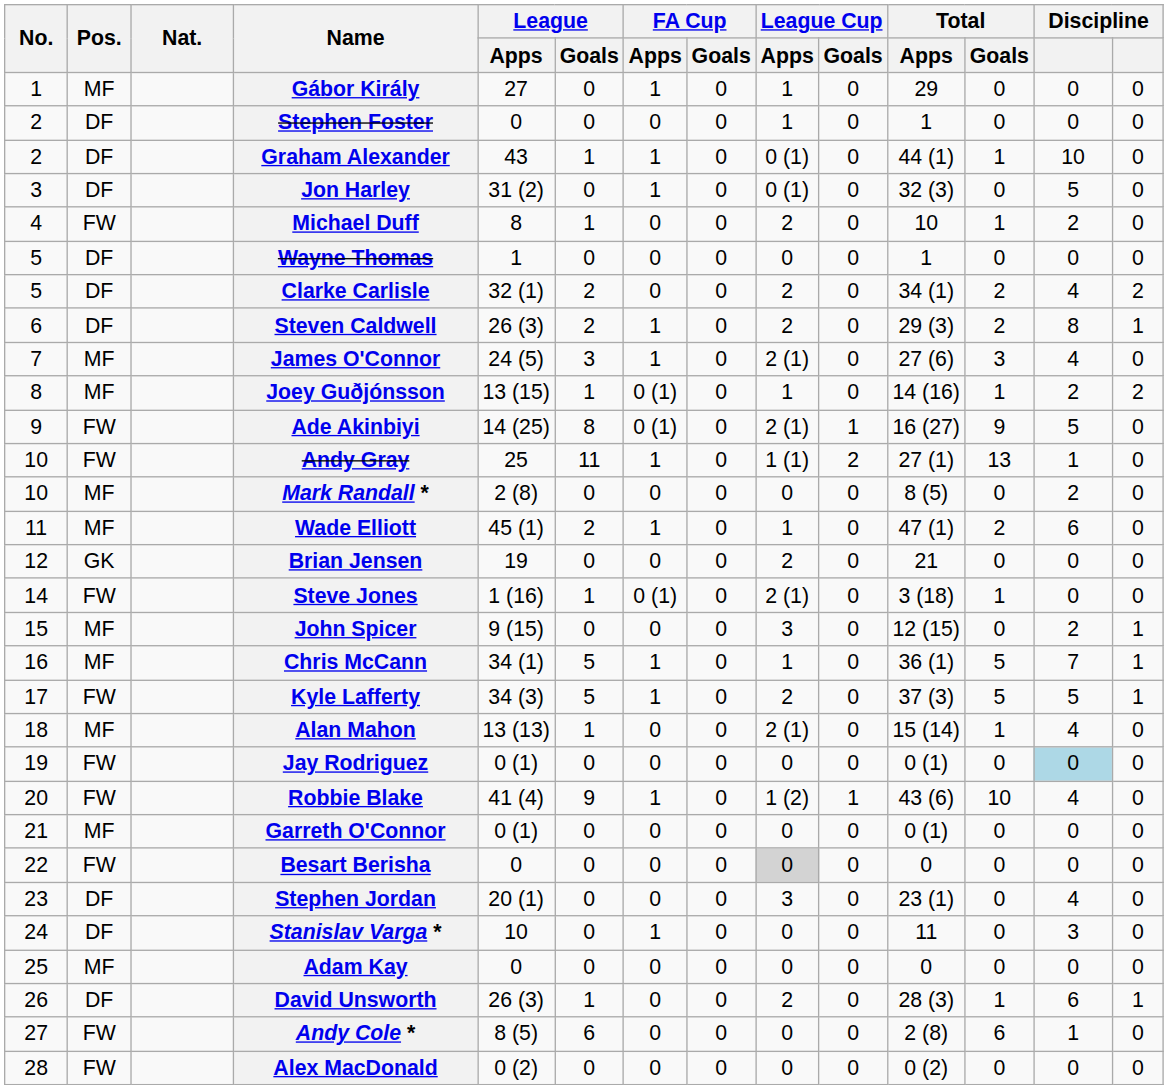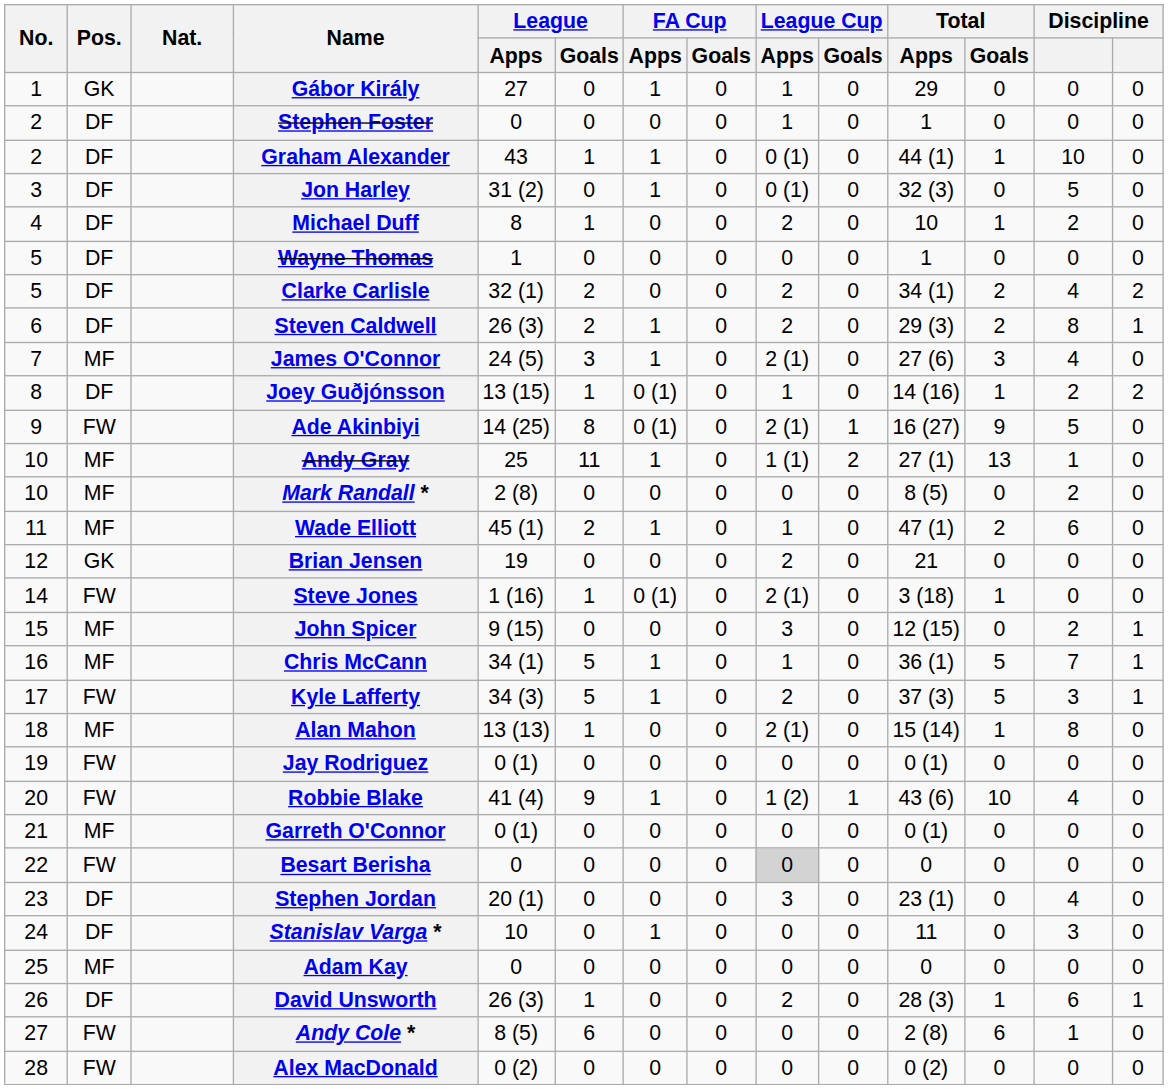(99, 88) MF -> (99, 88) GK
(99, 223) FW -> (99, 223) DF
(99, 392) MF -> (99, 392) DF
(99, 460) FW -> (99, 460) MF
(1073, 696) 5 -> (1073, 696) 3
(1073, 730) 4 -> (1073, 730) 8
(1073, 763) lightblue background -> (1073, 763) no background
